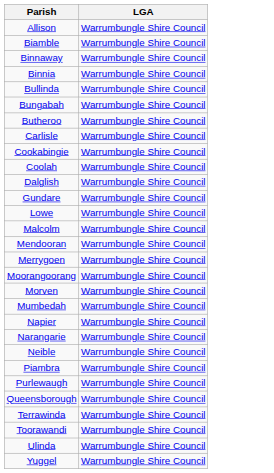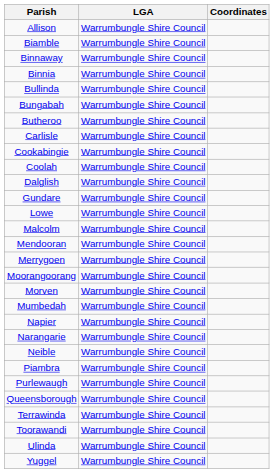+ column: (238, 12)
